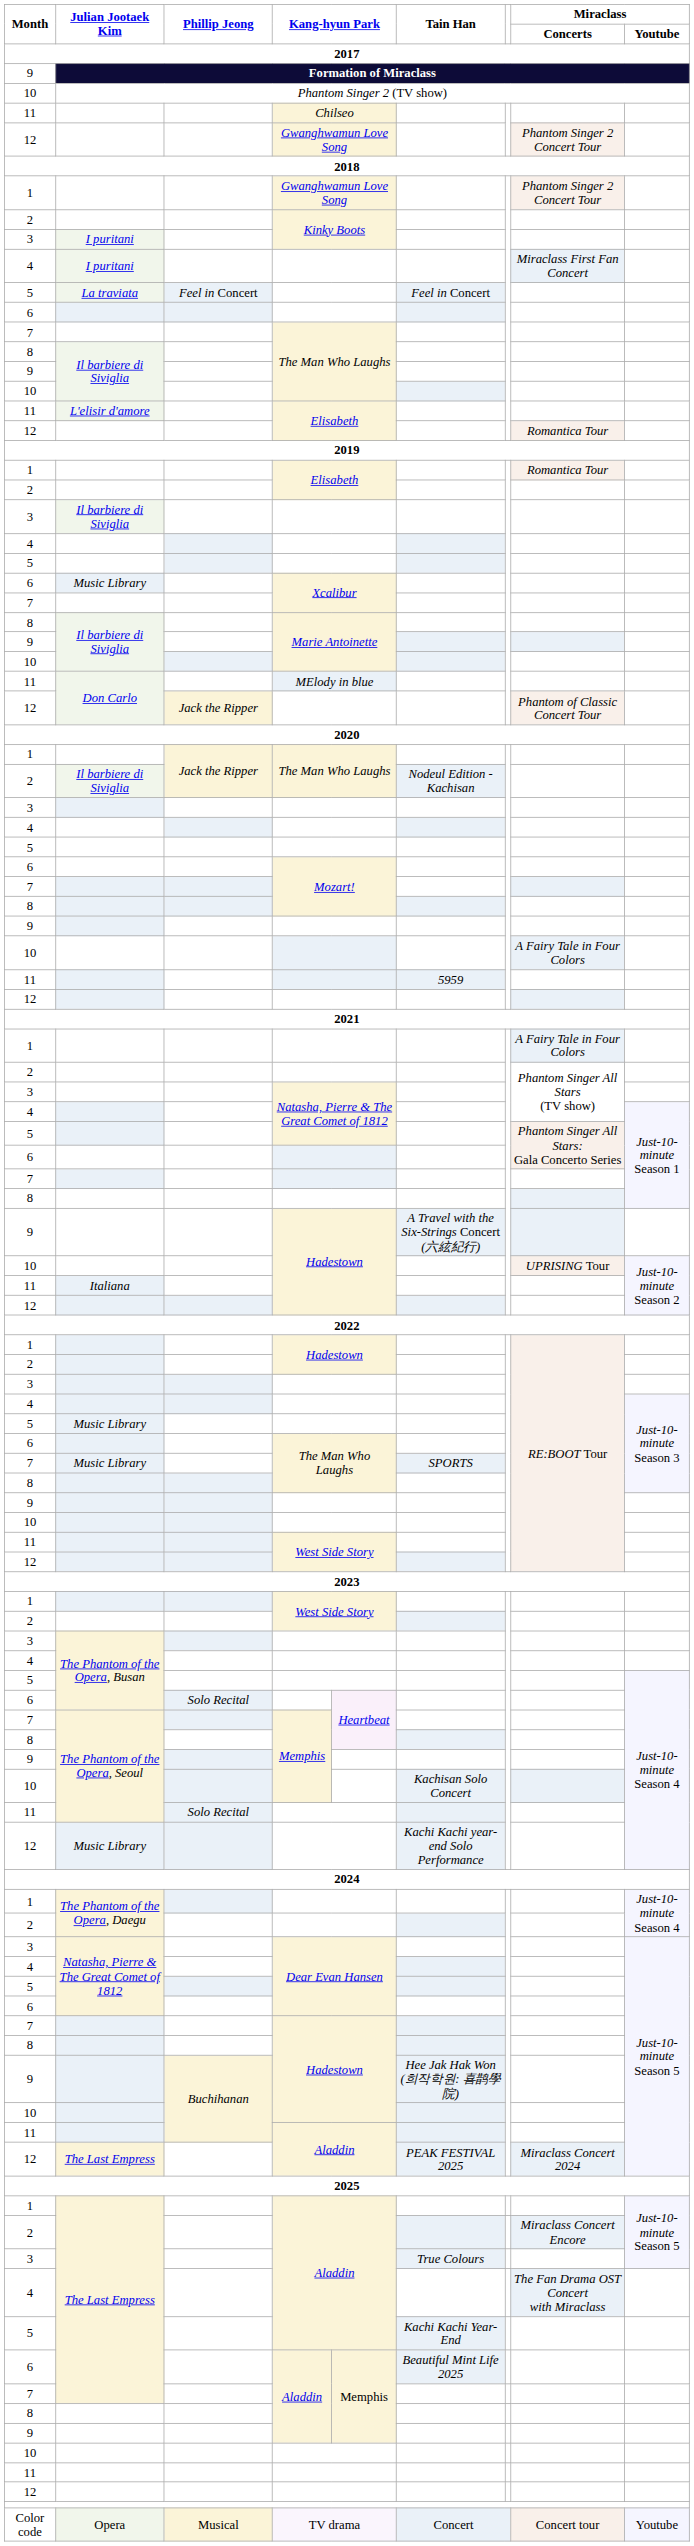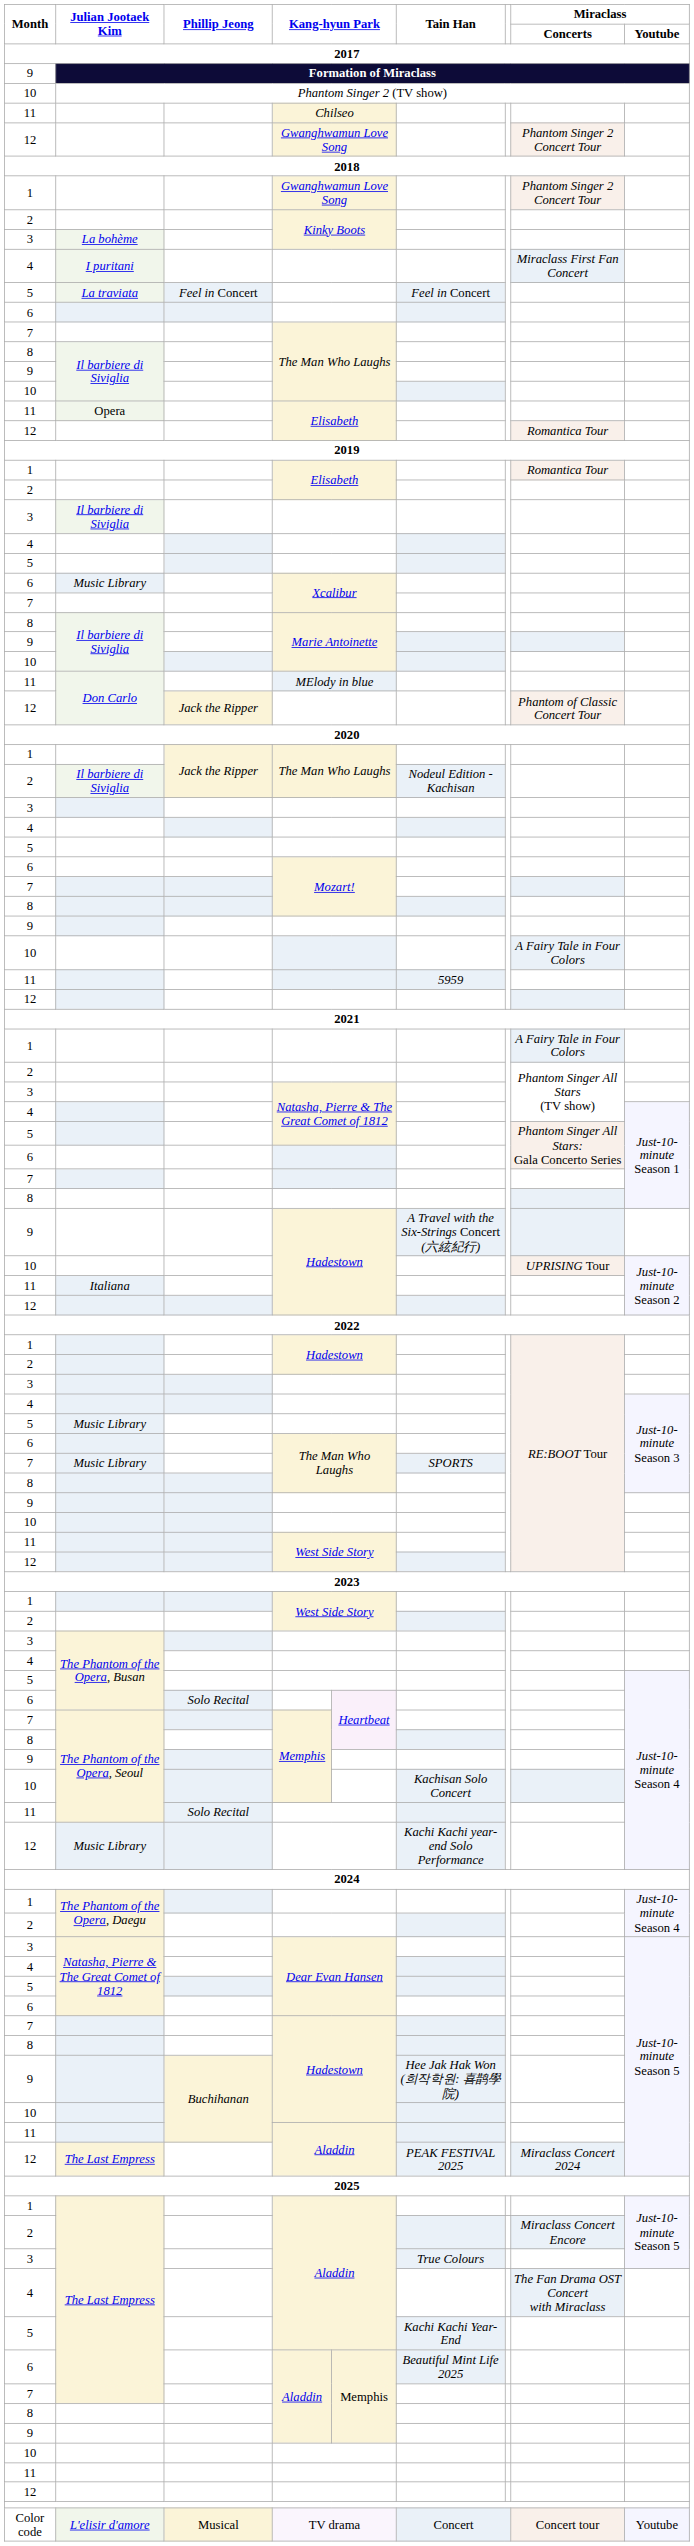(110, 239) I puritani -> (110, 239) La bohème
(110, 411) L'elisir d'amore -> (110, 411) Opera
(110, 2524) Opera -> (110, 2524) L'elisir d'amore
